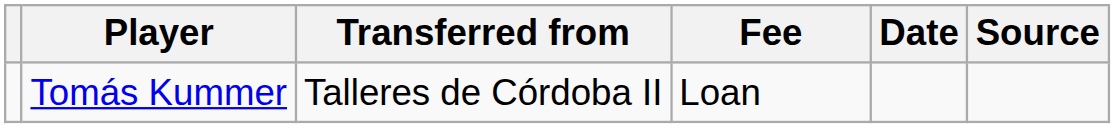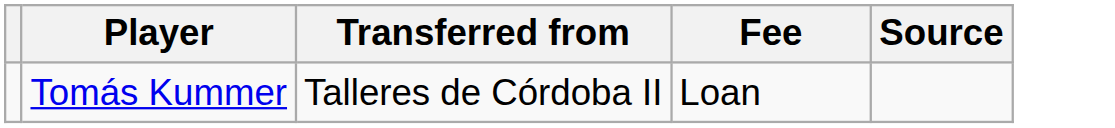- column: (919, 33)
